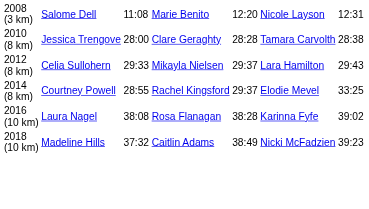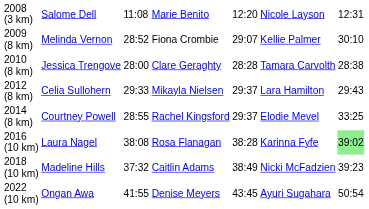+ row: (18, 40)
(351, 117) no background -> (351, 142) lightgreen background
+ row: (21, 193)
